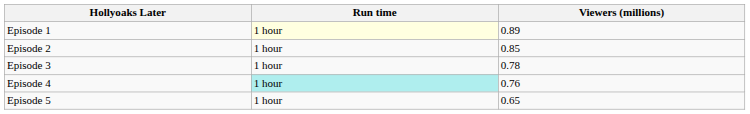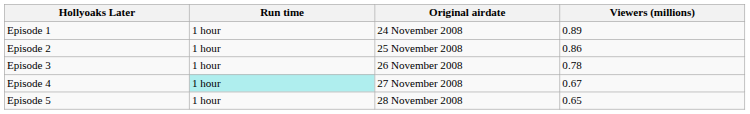+ column: (467, 13)
(268, 30) lightyellow background -> (206, 30) no background
(510, 48) 0.85 -> (572, 48) 0.86
(510, 83) 0.76 -> (572, 83) 0.67
